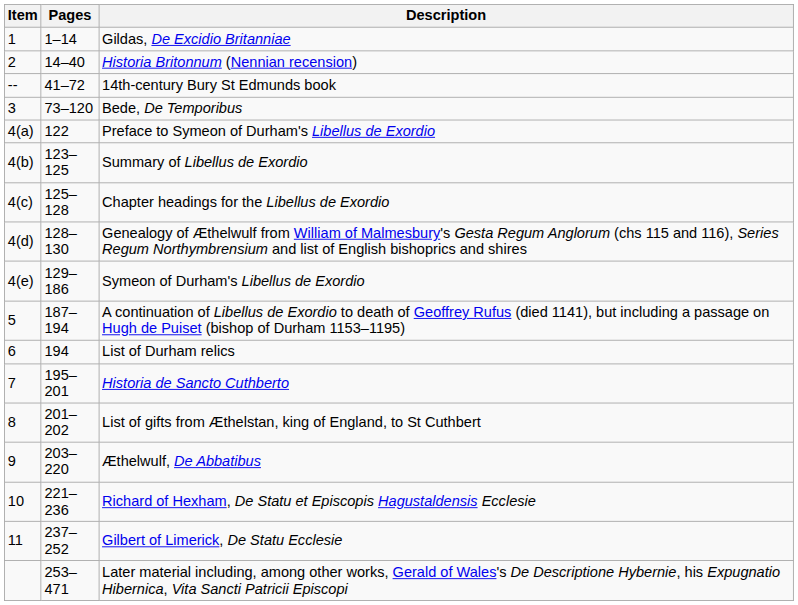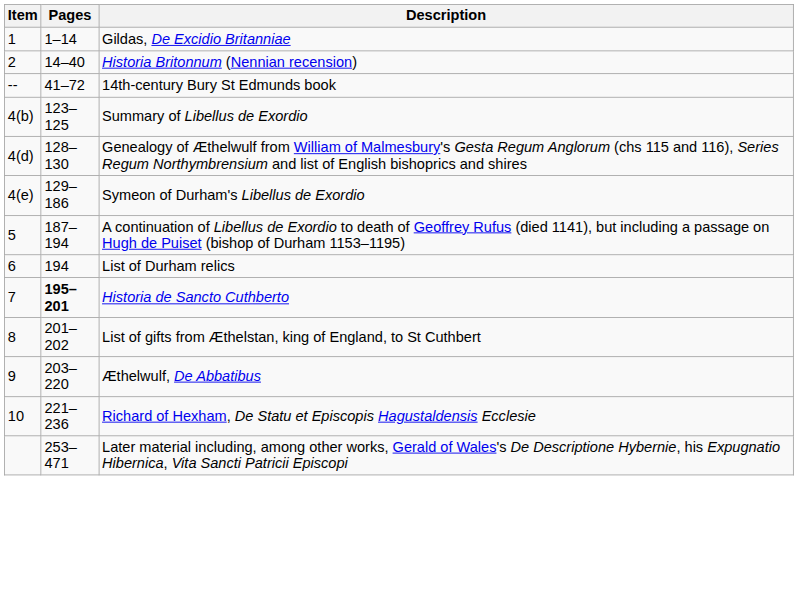- row: (172, 108)
- row: (269, 131)
- row: (246, 202)
(61, 383) normal -> (61, 297) bold
- row: (222, 541)
